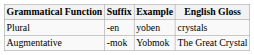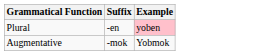- column: (213, 12)
(148, 27) no background -> (148, 27) pink background
